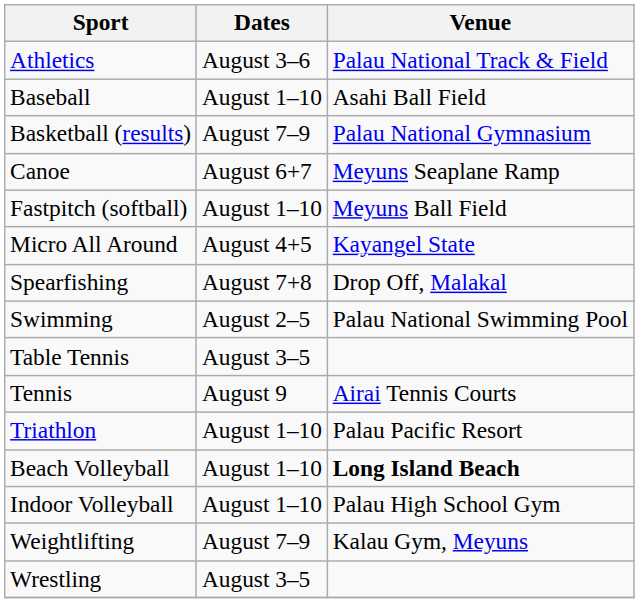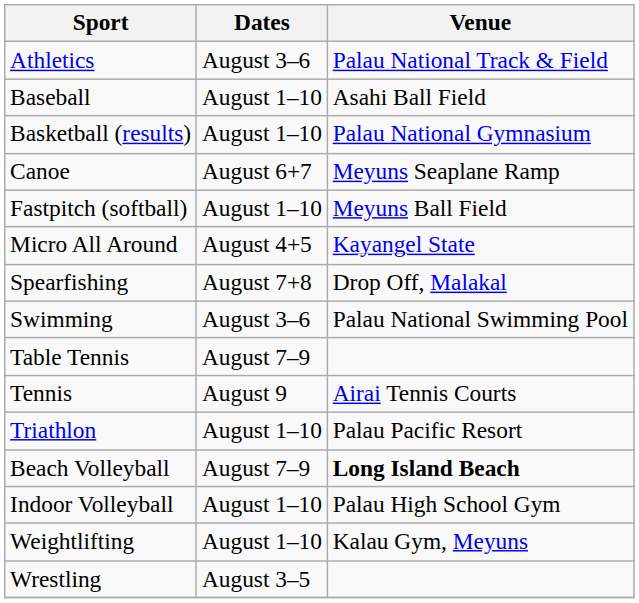(256, 134) August 7–9 -> (262, 134) August 1–10
(256, 319) August 2–5 -> (256, 319) August 3–6
(256, 356) August 3–5 -> (256, 356) August 7–9
(262, 467) August 1–10 -> (256, 467) August 7–9
(256, 541) August 7–9 -> (262, 541) August 1–10
